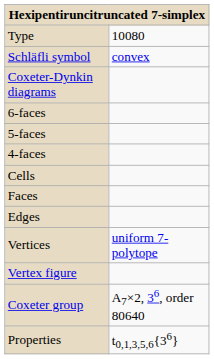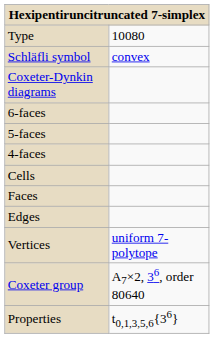- row: (42, 273)
